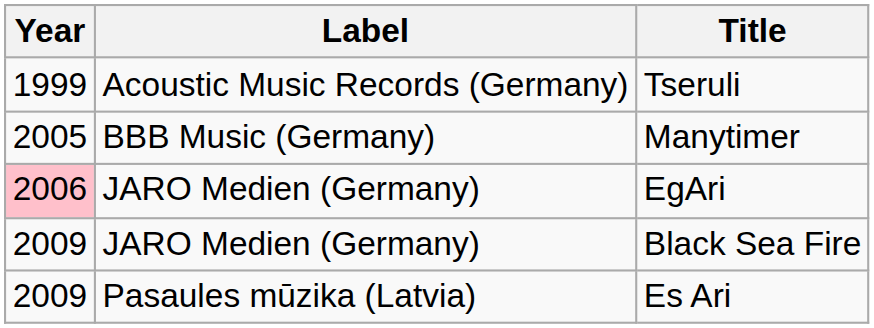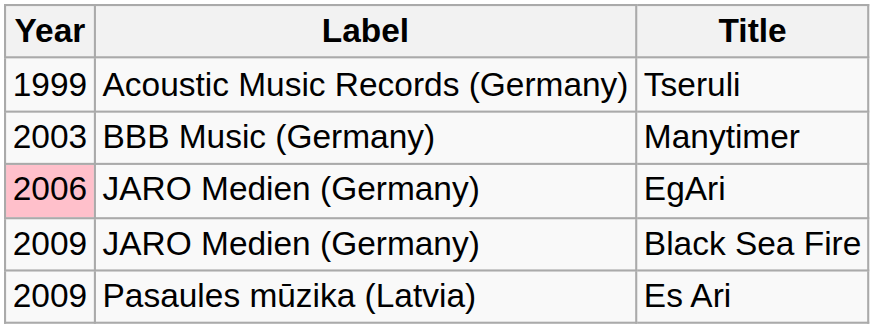(50, 137) 2005 -> (50, 137) 2003
